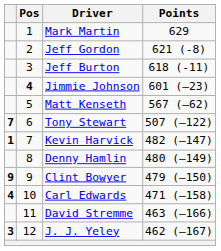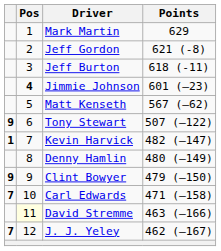(11, 123) 7 -> (11, 123) 9
(11, 195) 4 -> (11, 195) 7
(29, 213) no background -> (29, 213) lightyellow background
(11, 232) 3 -> (11, 232) 7
